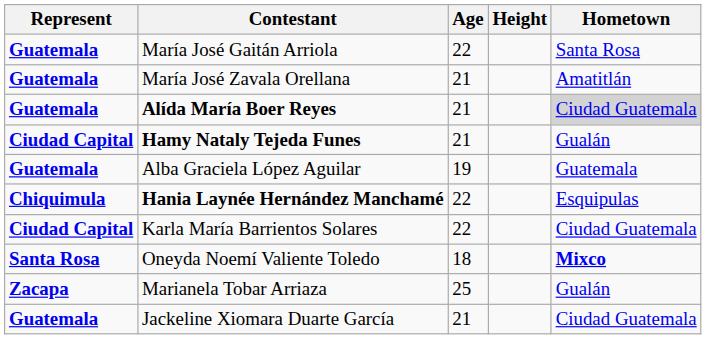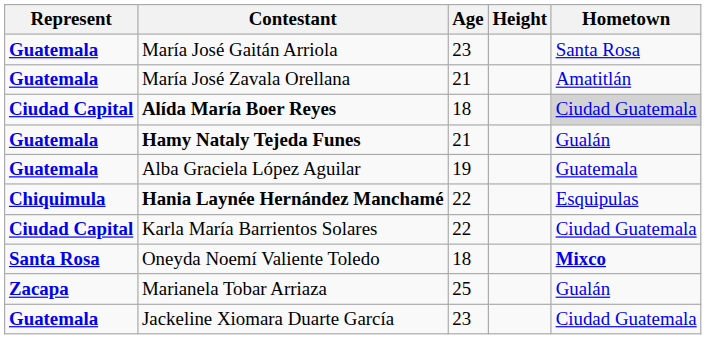(462, 49) 22 -> (462, 49) 23
(54, 109) Guatemala -> (71, 109) Ciudad Capital
(462, 109) 21 -> (462, 109) 18
(71, 139) Ciudad Capital -> (54, 139) Guatemala
(462, 318) 21 -> (462, 318) 23
